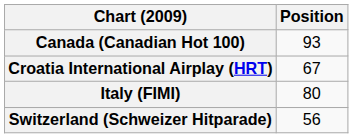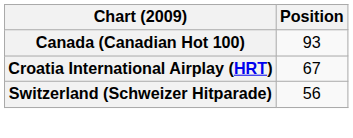- row: (140, 94)
